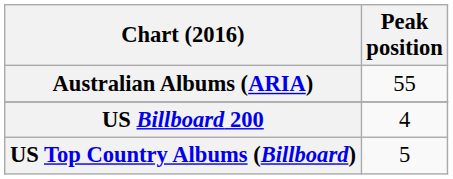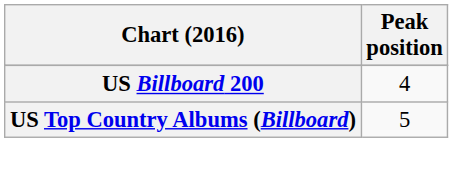- row: (183, 83)
